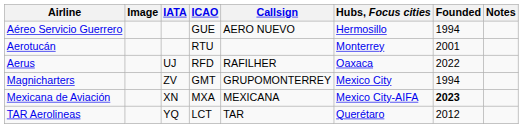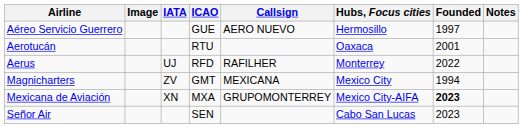(448, 30) 1994 -> (448, 30) 1997
(360, 47) Monterrey -> (355, 47) Oaxaca
(355, 64) Oaxaca -> (360, 64) Monterrey
(277, 81) GRUPOMONTERREY -> (251, 81) MEXICANA
(251, 98) MEXICANA -> (277, 98) GRUPOMONTERREY
+ row: (29, 115)
- row: (44, 115)
